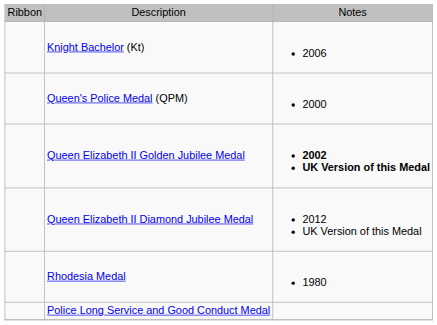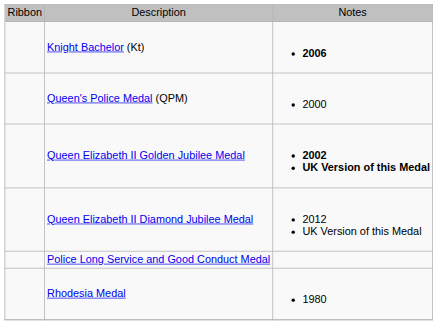(353, 53) normal -> (353, 53) bold
rows swapped: (159, 311) <-> (86, 276)
